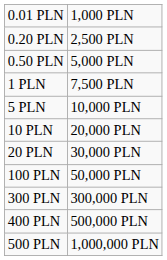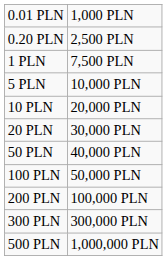- row: (36, 61)
+ row: (30, 152)
+ row: (34, 198)
- row: (34, 221)
